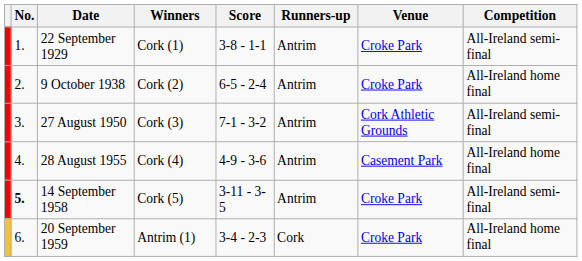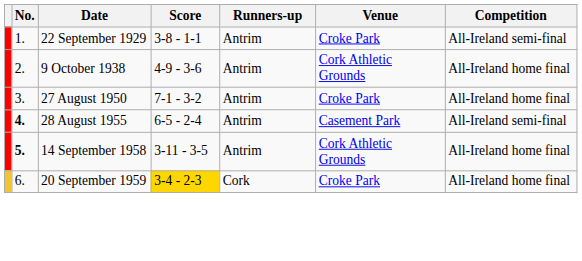- column: (175, 16)
(243, 84) 6-5 - 2-4 -> (178, 68) 4-9 - 3-6
(392, 84) Croke Park -> (355, 68) Cork Athletic Grounds
(398, 122) Cork Athletic Grounds -> (349, 99) Croke Park
(513, 122) All-Ireland semi-final -> (509, 99) All-Ireland home final
(20, 161) normal -> (20, 121) bold
(243, 161) 4-9 - 3-6 -> (178, 121) 6-5 - 2-4
(513, 161) All-Ireland home final -> (507, 121) All-Ireland semi-final
(392, 199) Croke Park -> (355, 151) Cork Athletic Grounds
(513, 199) All-Ireland semi-final -> (509, 151) All-Ireland home final
(243, 237) no background -> (178, 181) gold background
